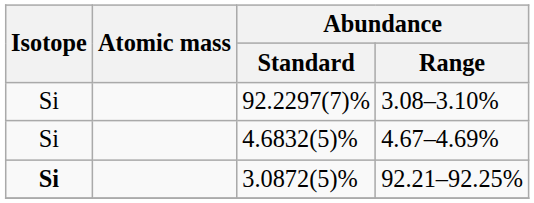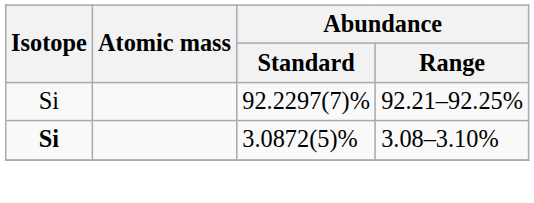(440, 101) 3.08–3.10% -> (452, 101) 92.21–92.25%
- row: (300, 139)
(452, 178) 92.21–92.25% -> (440, 139) 3.08–3.10%
